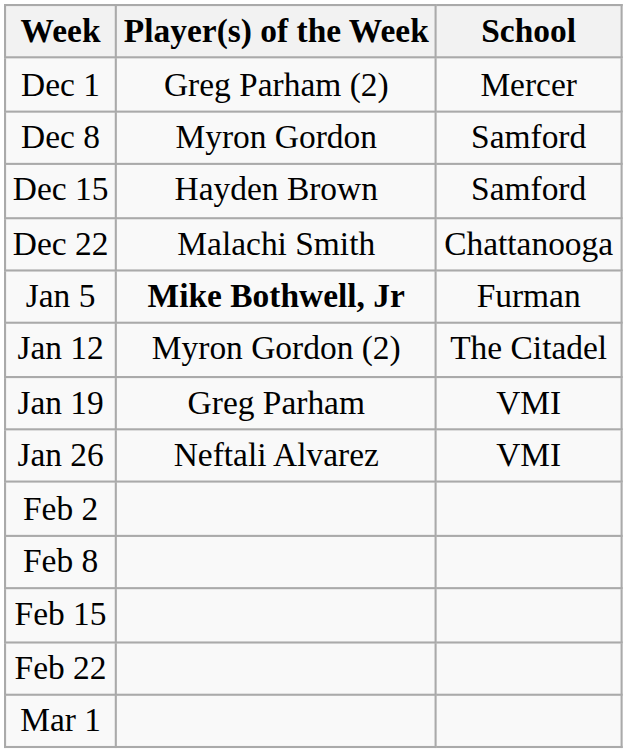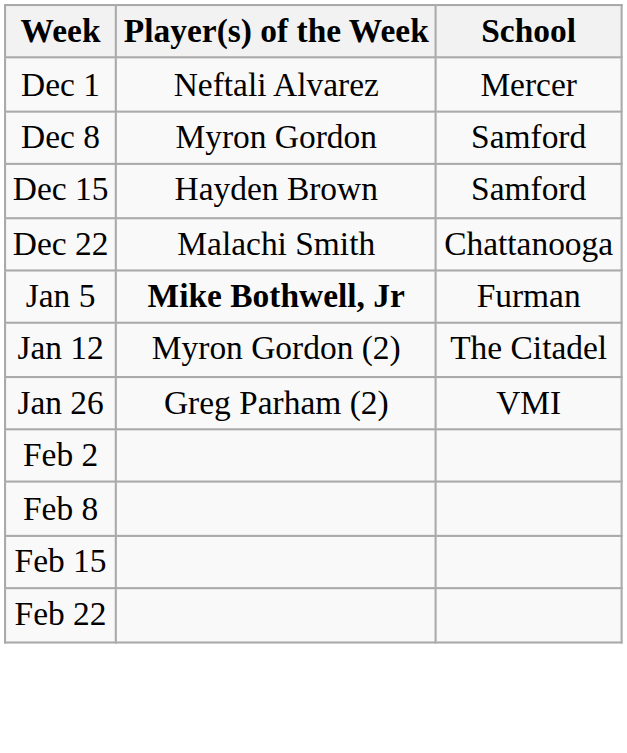(276, 84) Greg Parham (2) -> (276, 84) Neftali Alvarez
- row: (61, 402)
(276, 455) Neftali Alvarez -> (276, 402) Greg Parham (2)
- row: (61, 720)
